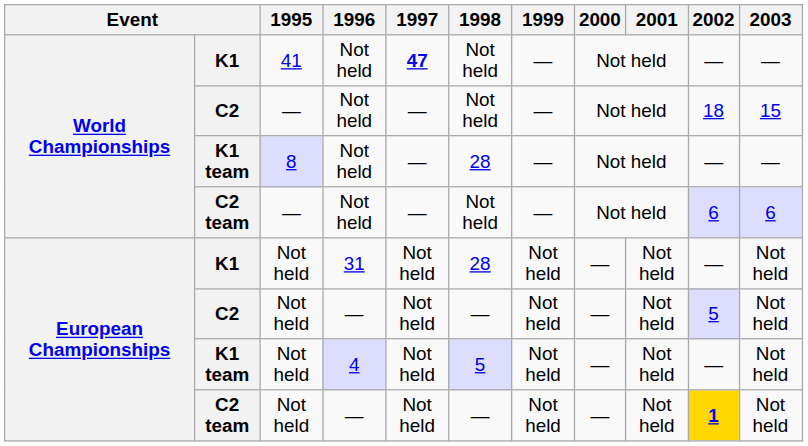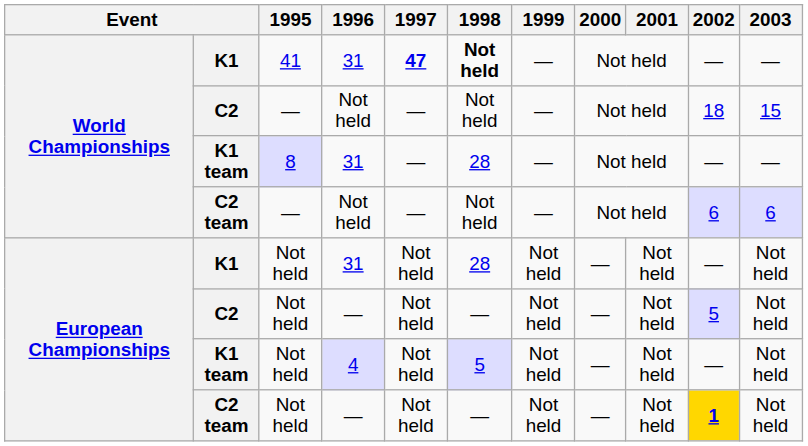(354, 60) Not held -> (353, 60) 31
(480, 60) normal -> (480, 60) bold
(354, 162) Not held -> (353, 162) 31
